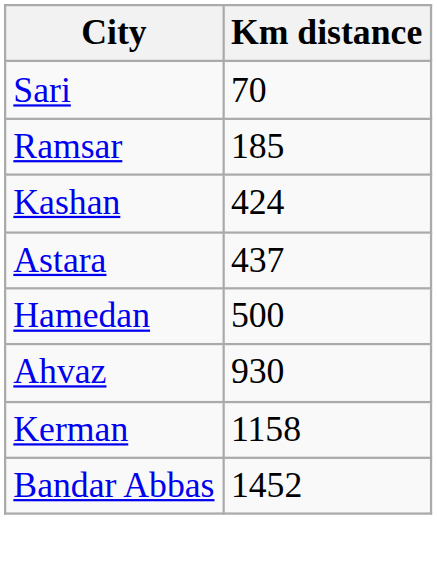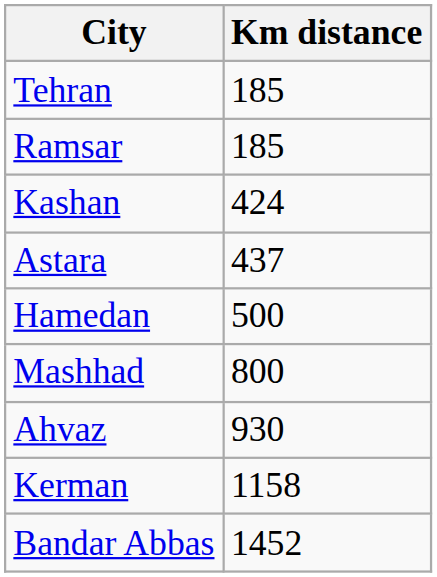- row: (42, 89)
+ row: (63, 89)
+ row: (79, 372)
